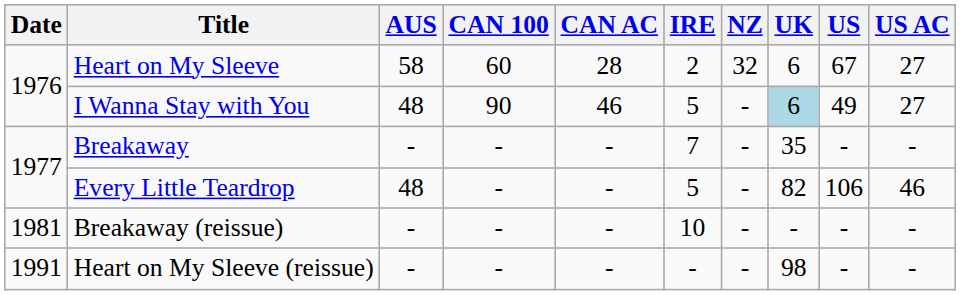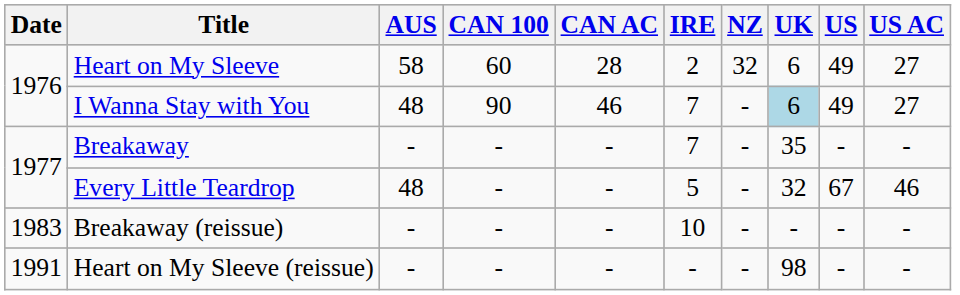(844, 65) 67 -> (841, 65) 49
(693, 106) 5 -> (693, 106) 7
(794, 187) 82 -> (794, 187) 32
(844, 187) 106 -> (841, 187) 67
(36, 227) 1981 -> (36, 227) 1983
